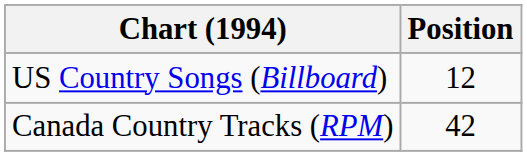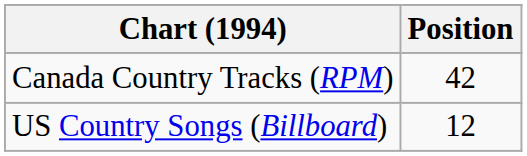rows swapped: (203, 126) <-> (200, 77)
